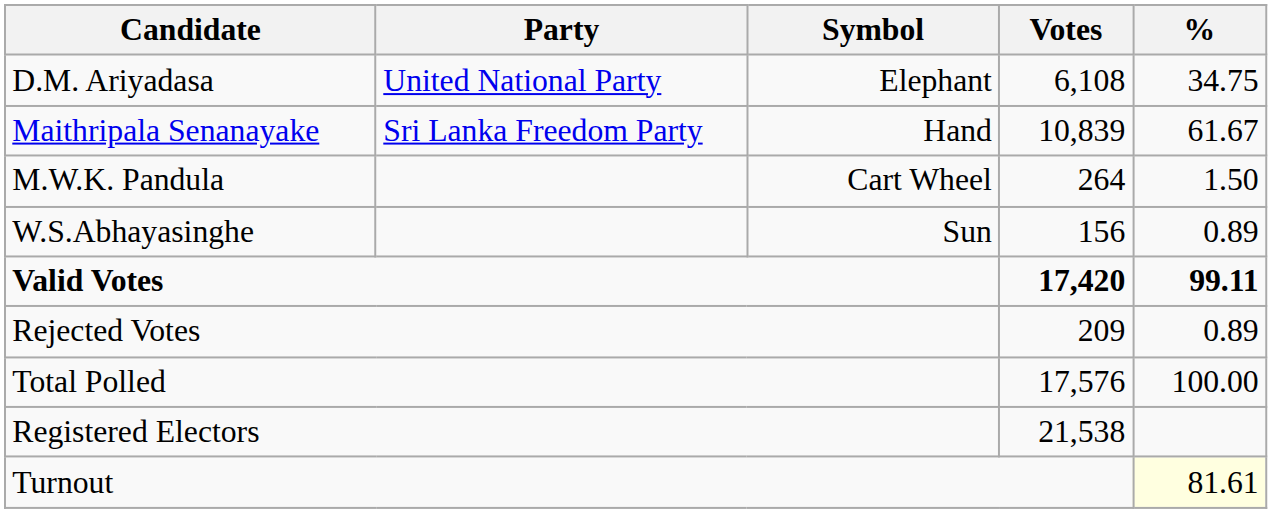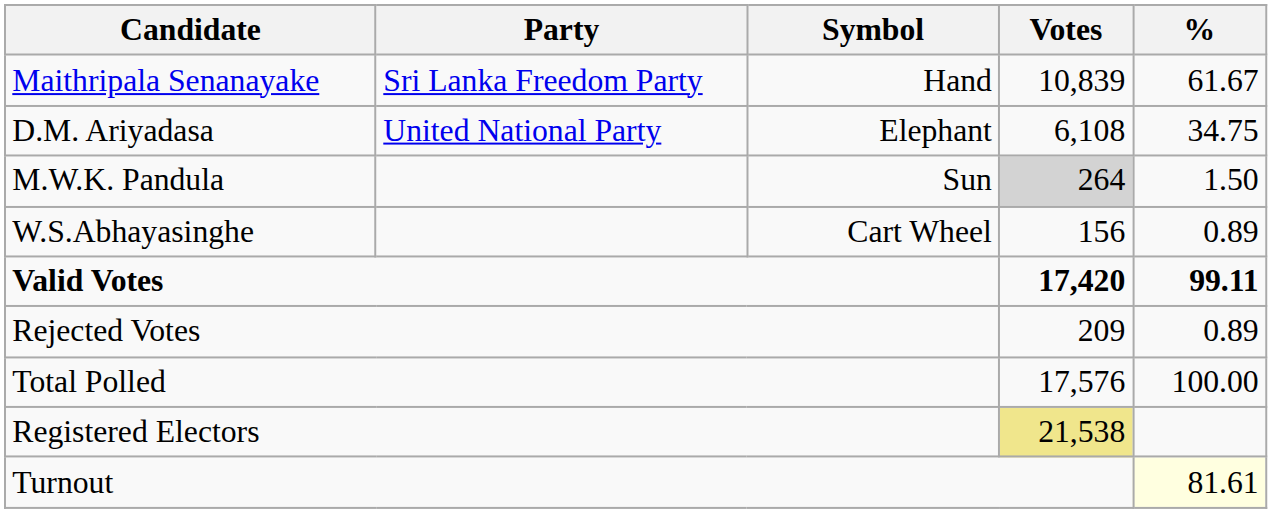rows swapped: (166, 130) <-> (113, 79)
(920, 180) Cart Wheel -> (967, 180) Sun
(1102, 180) no background -> (1102, 180) lightgrey background
(967, 230) Sun -> (920, 230) Cart Wheel
(1082, 431) no background -> (1082, 431) khaki background
